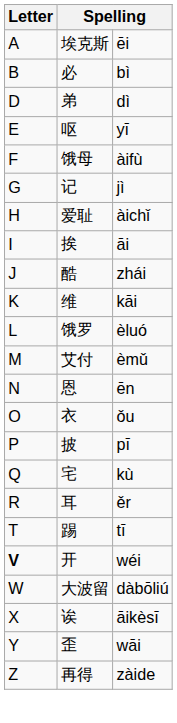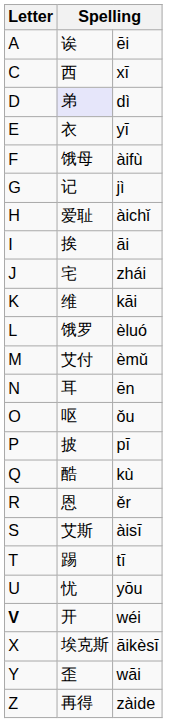(85, 43) 埃克斯 -> (69, 43) 诶
- row: (123, 73)
+ row: (123, 73)
(69, 101) no background -> (69, 101) lavender background
(69, 129) 呕 -> (69, 129) 衣
(69, 273) 酷 -> (69, 273) 宅
(69, 387) 恩 -> (69, 387) 耳
(69, 416) 衣 -> (69, 416) 呕
(69, 473) 宅 -> (69, 473) 酷
(69, 502) 耳 -> (69, 502) 恩
+ row: (129, 531)
+ row: (130, 588)
- row: (143, 588)
(69, 617) 诶 -> (85, 645) 埃克斯
